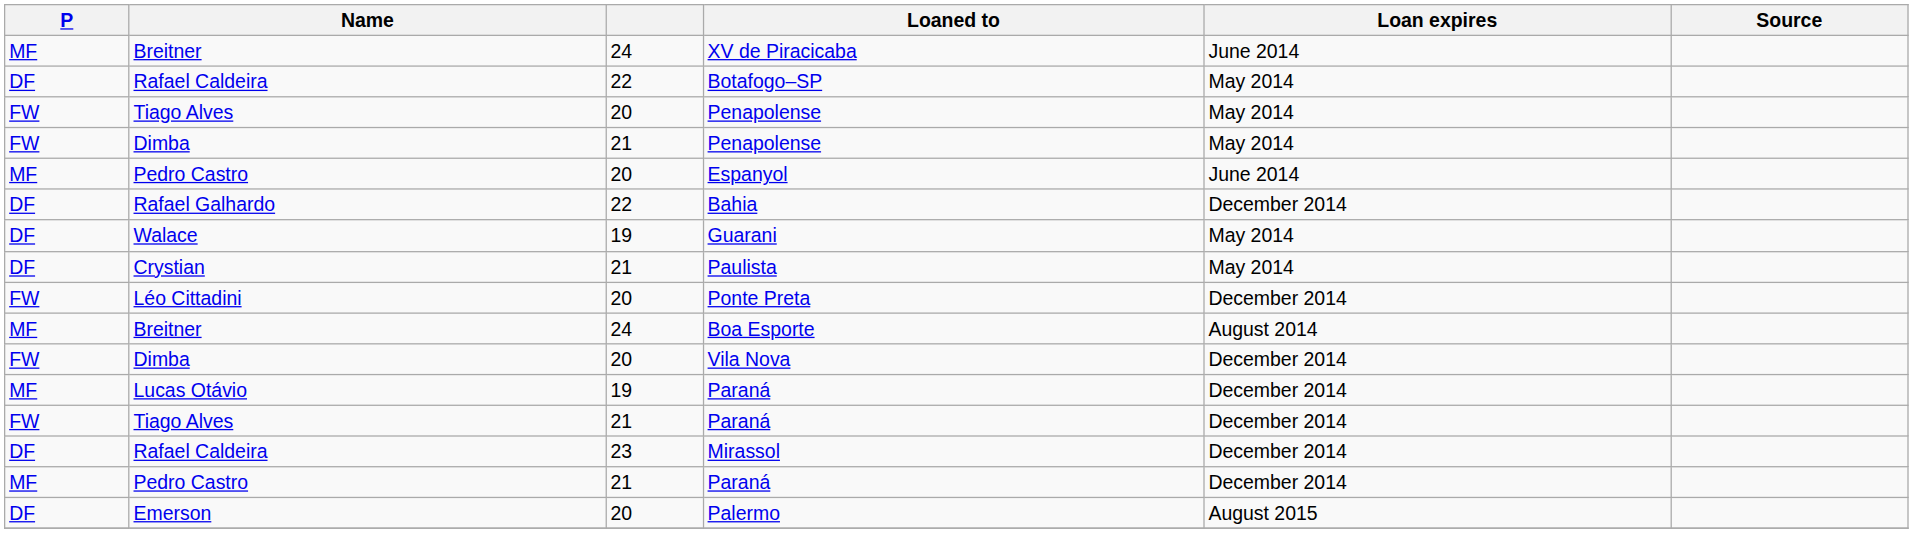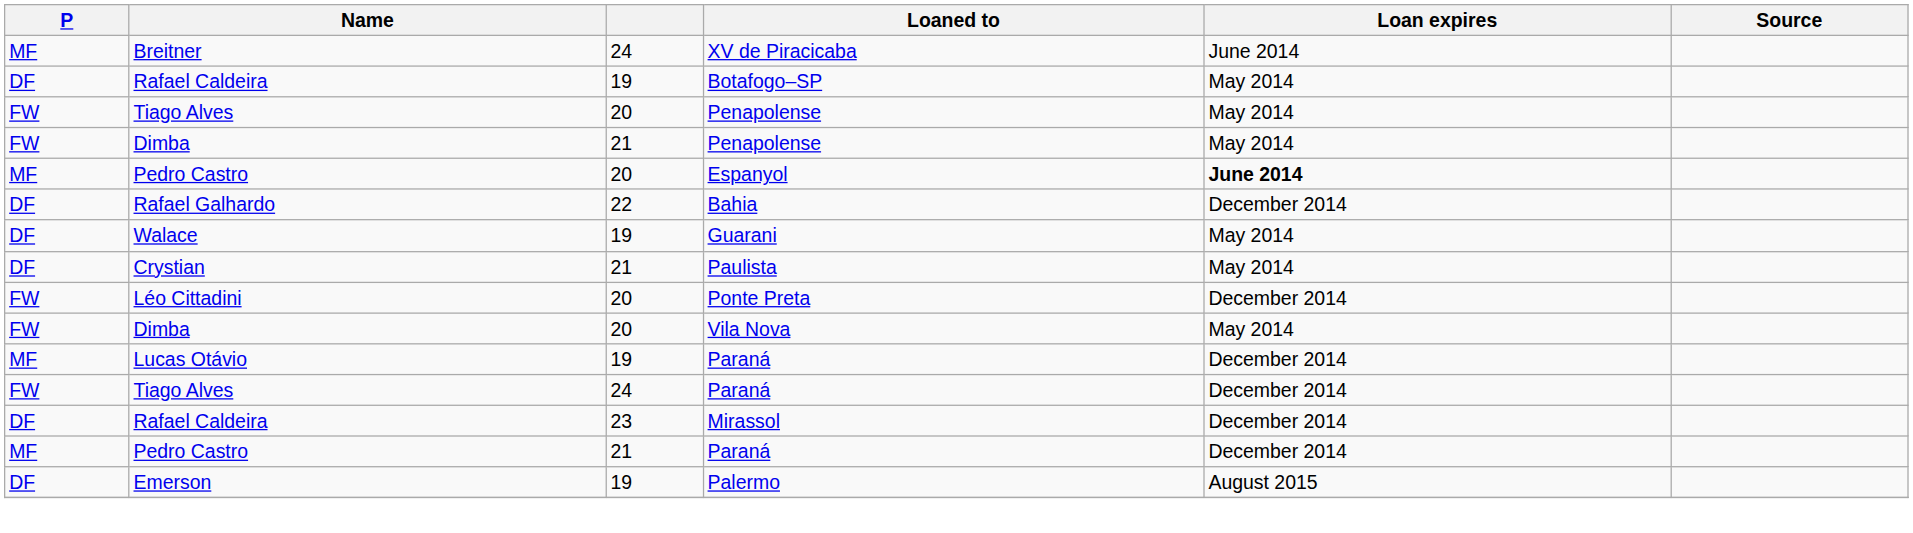(621, 82) 22 -> (621, 82) 19
(1254, 174) normal -> (1255, 174) bold
- row: (168, 328)
(1278, 359) December 2014 -> (1251, 328) May 2014
(621, 421) 21 -> (621, 390) 24
(621, 513) 20 -> (621, 482) 19
